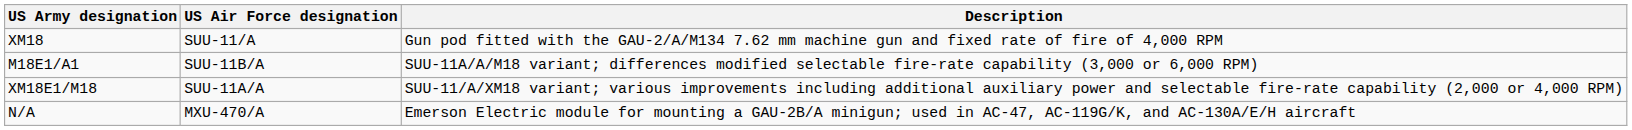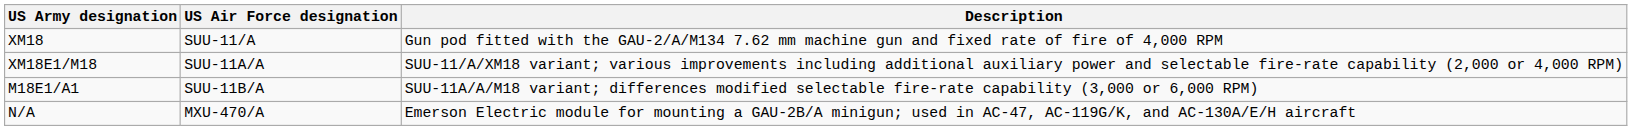rows swapped: (53, 89) <-> (44, 65)
